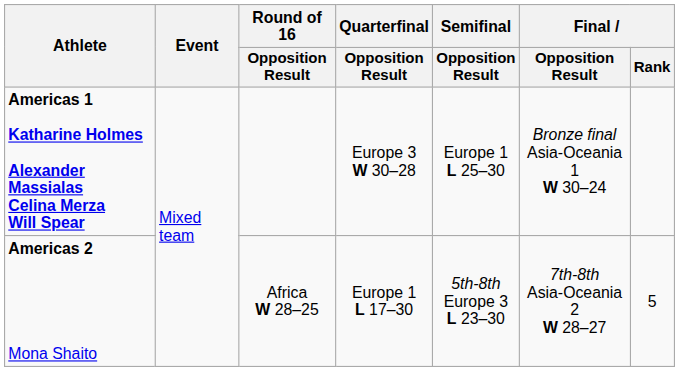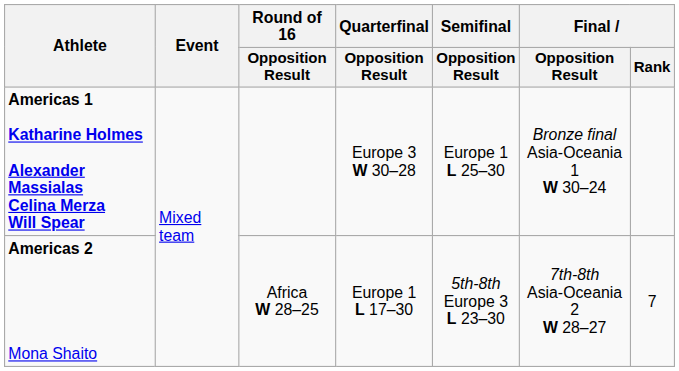(652, 301) 5 -> (652, 301) 7
